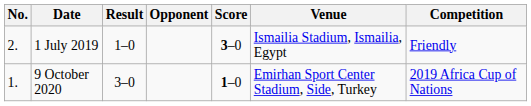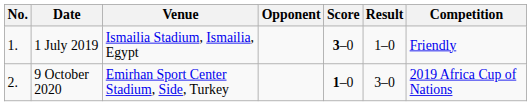columns swapped: (329, 15) <-> (124, 15)
(13, 44) 2. -> (13, 44) 1.
(13, 82) 1. -> (13, 82) 2.
